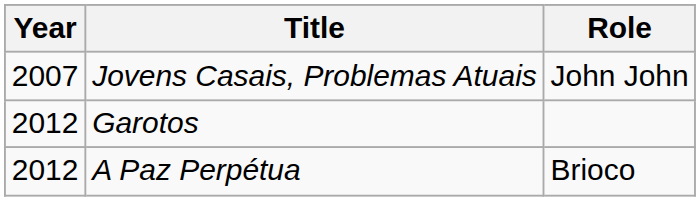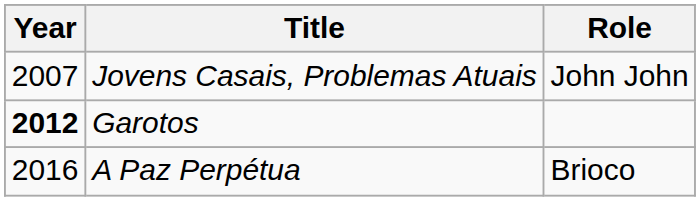(45, 123) normal -> (45, 123) bold
(45, 170) 2012 -> (45, 170) 2016
